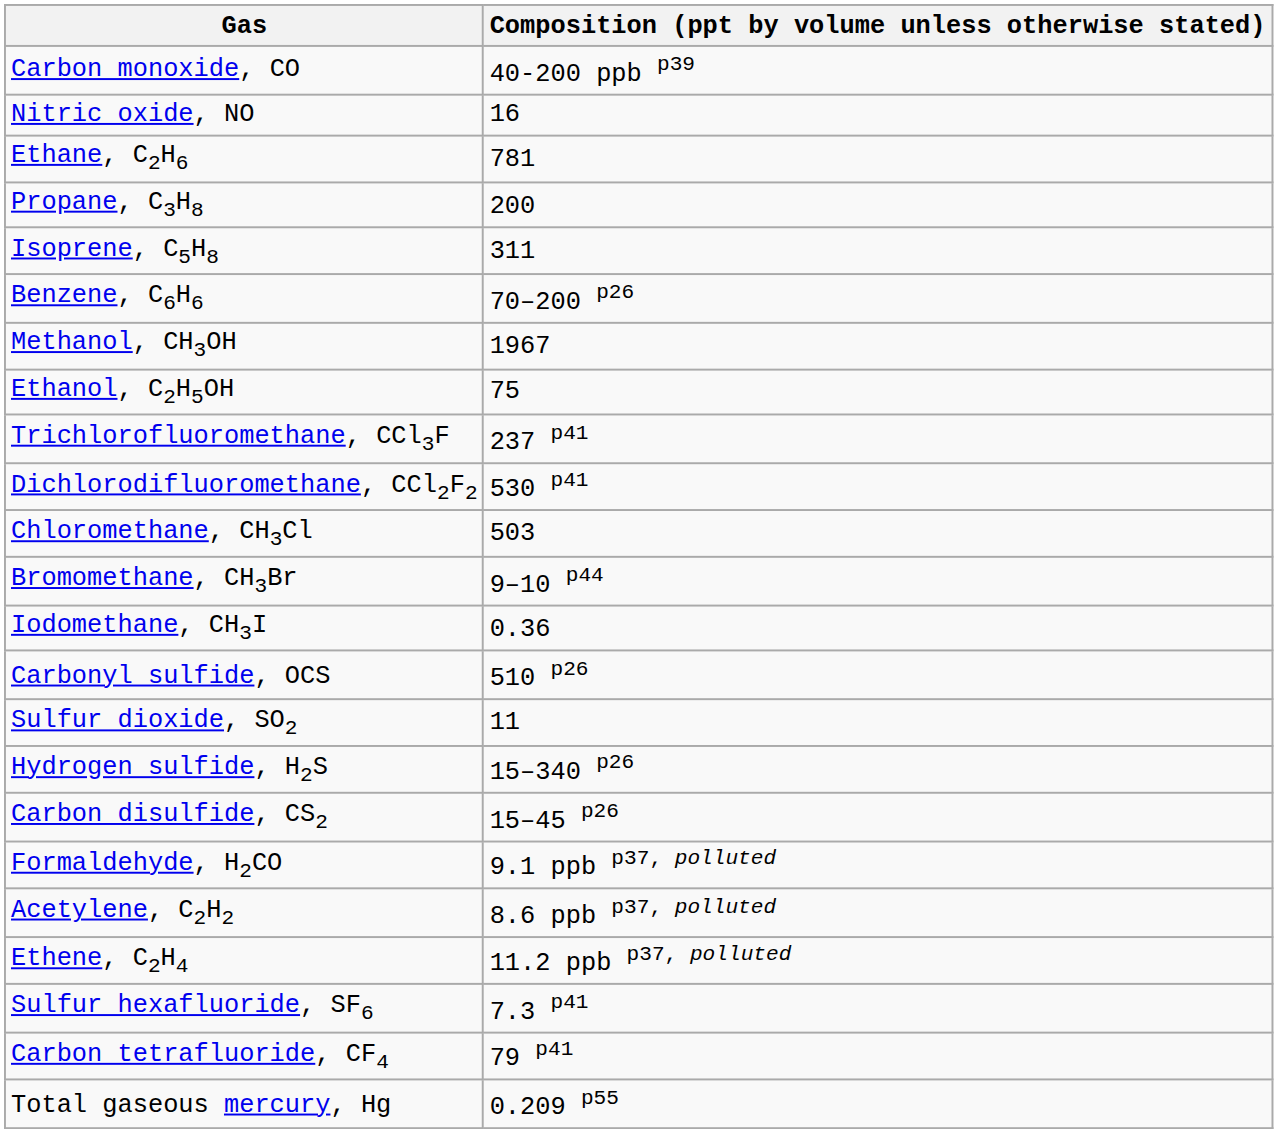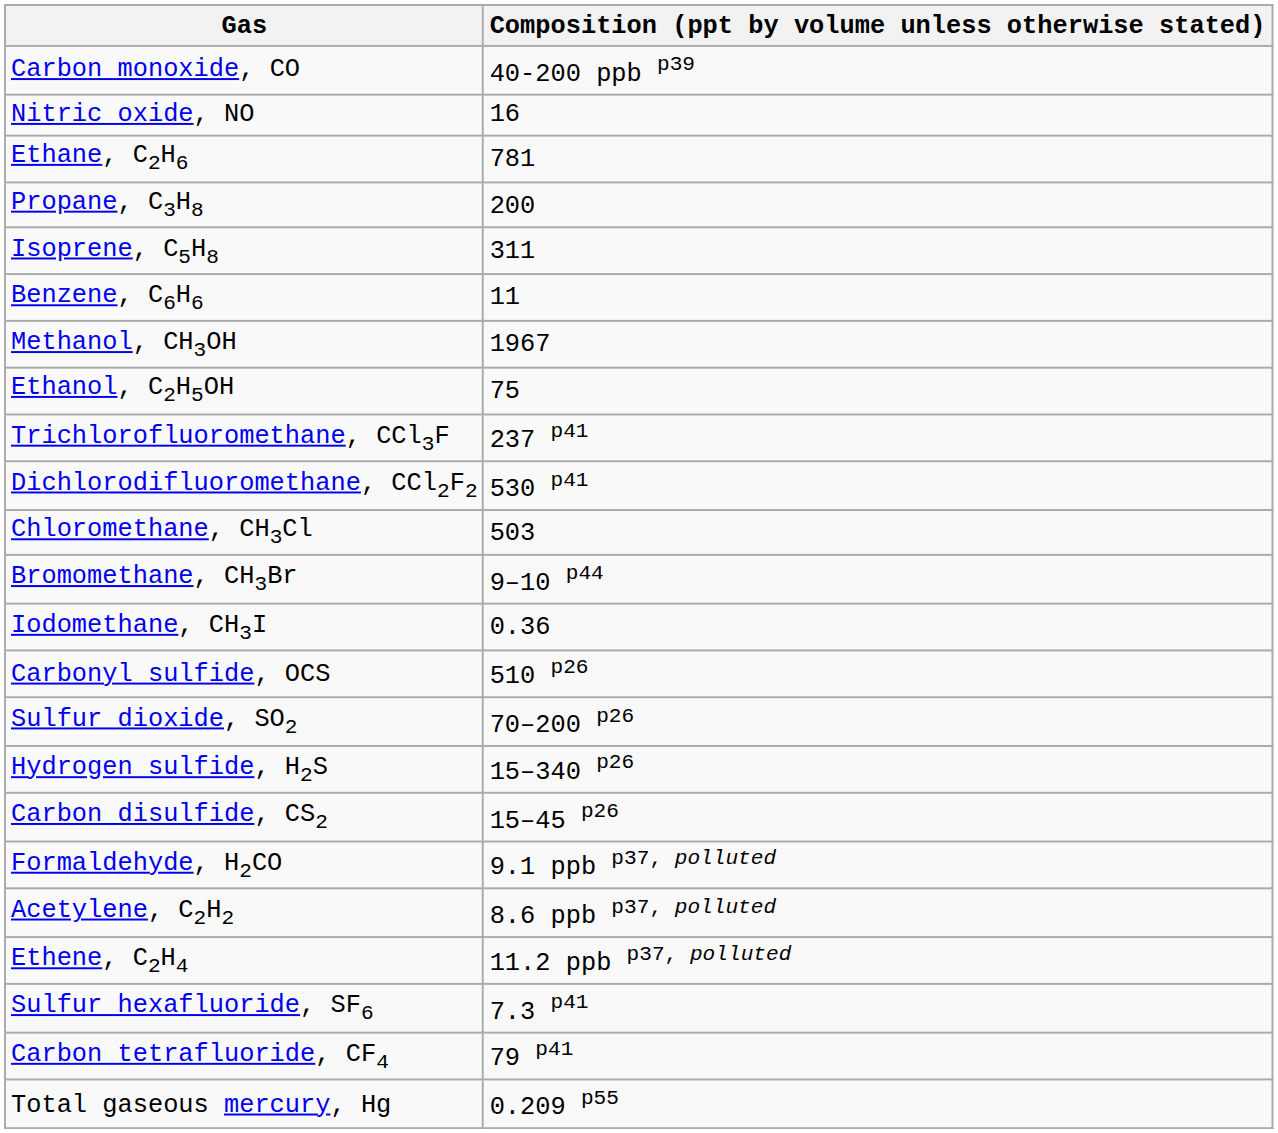(562, 298) 70–200 p26 -> (505, 298) 11
(505, 722) 11 -> (562, 722) 70–200 p26
